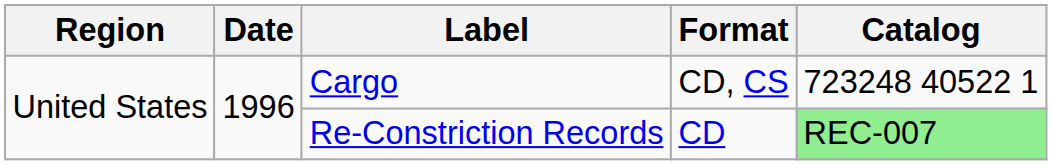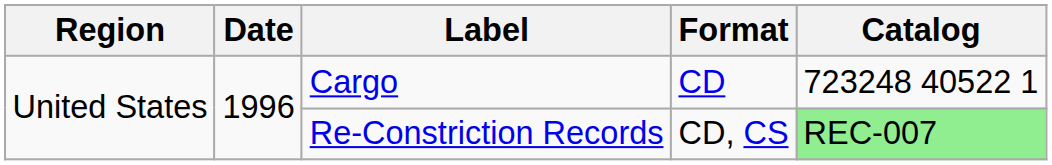(734, 81) CD, CS -> (702, 81) CD
(702, 133) CD -> (734, 133) CD, CS
